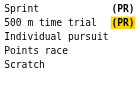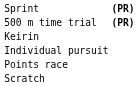(123, 23) gold background -> (123, 23) no background
+ row: (22, 37)
